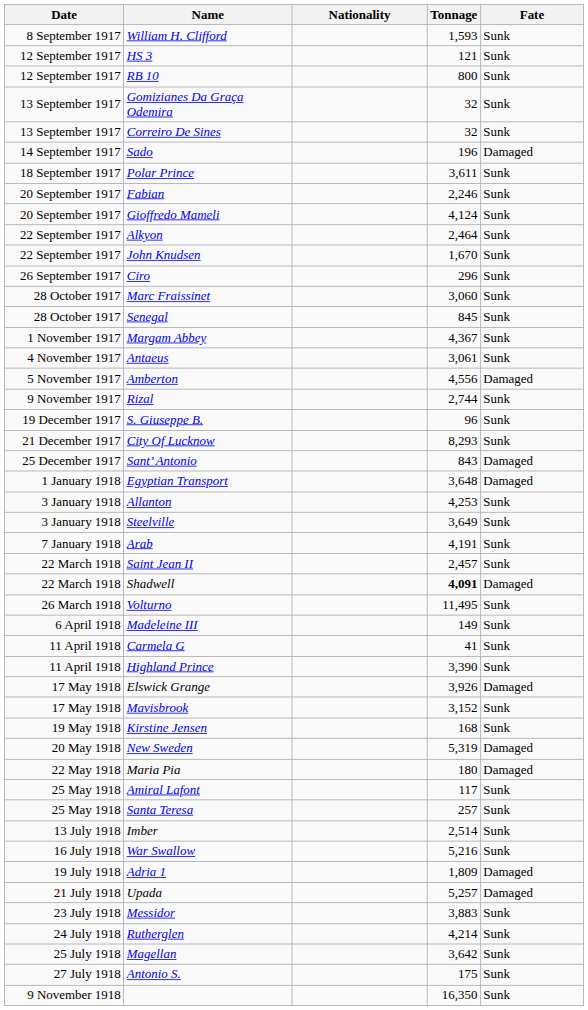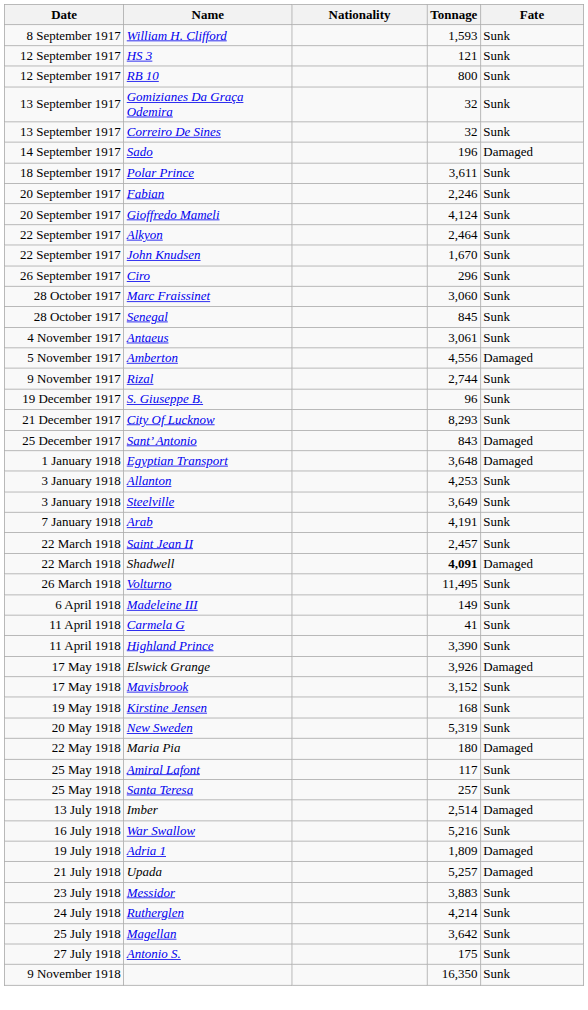- row: (167, 337)
(508, 748) Damaged -> (497, 728) Sunk
(497, 830) Sunk -> (508, 810) Damaged
